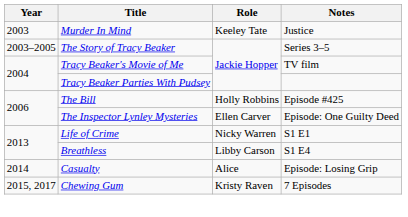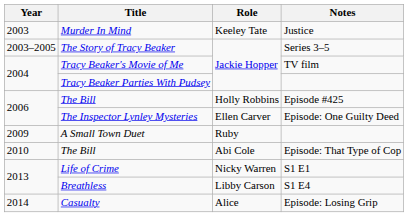+ row: (103, 133)
+ row: (78, 151)
- row: (92, 185)
